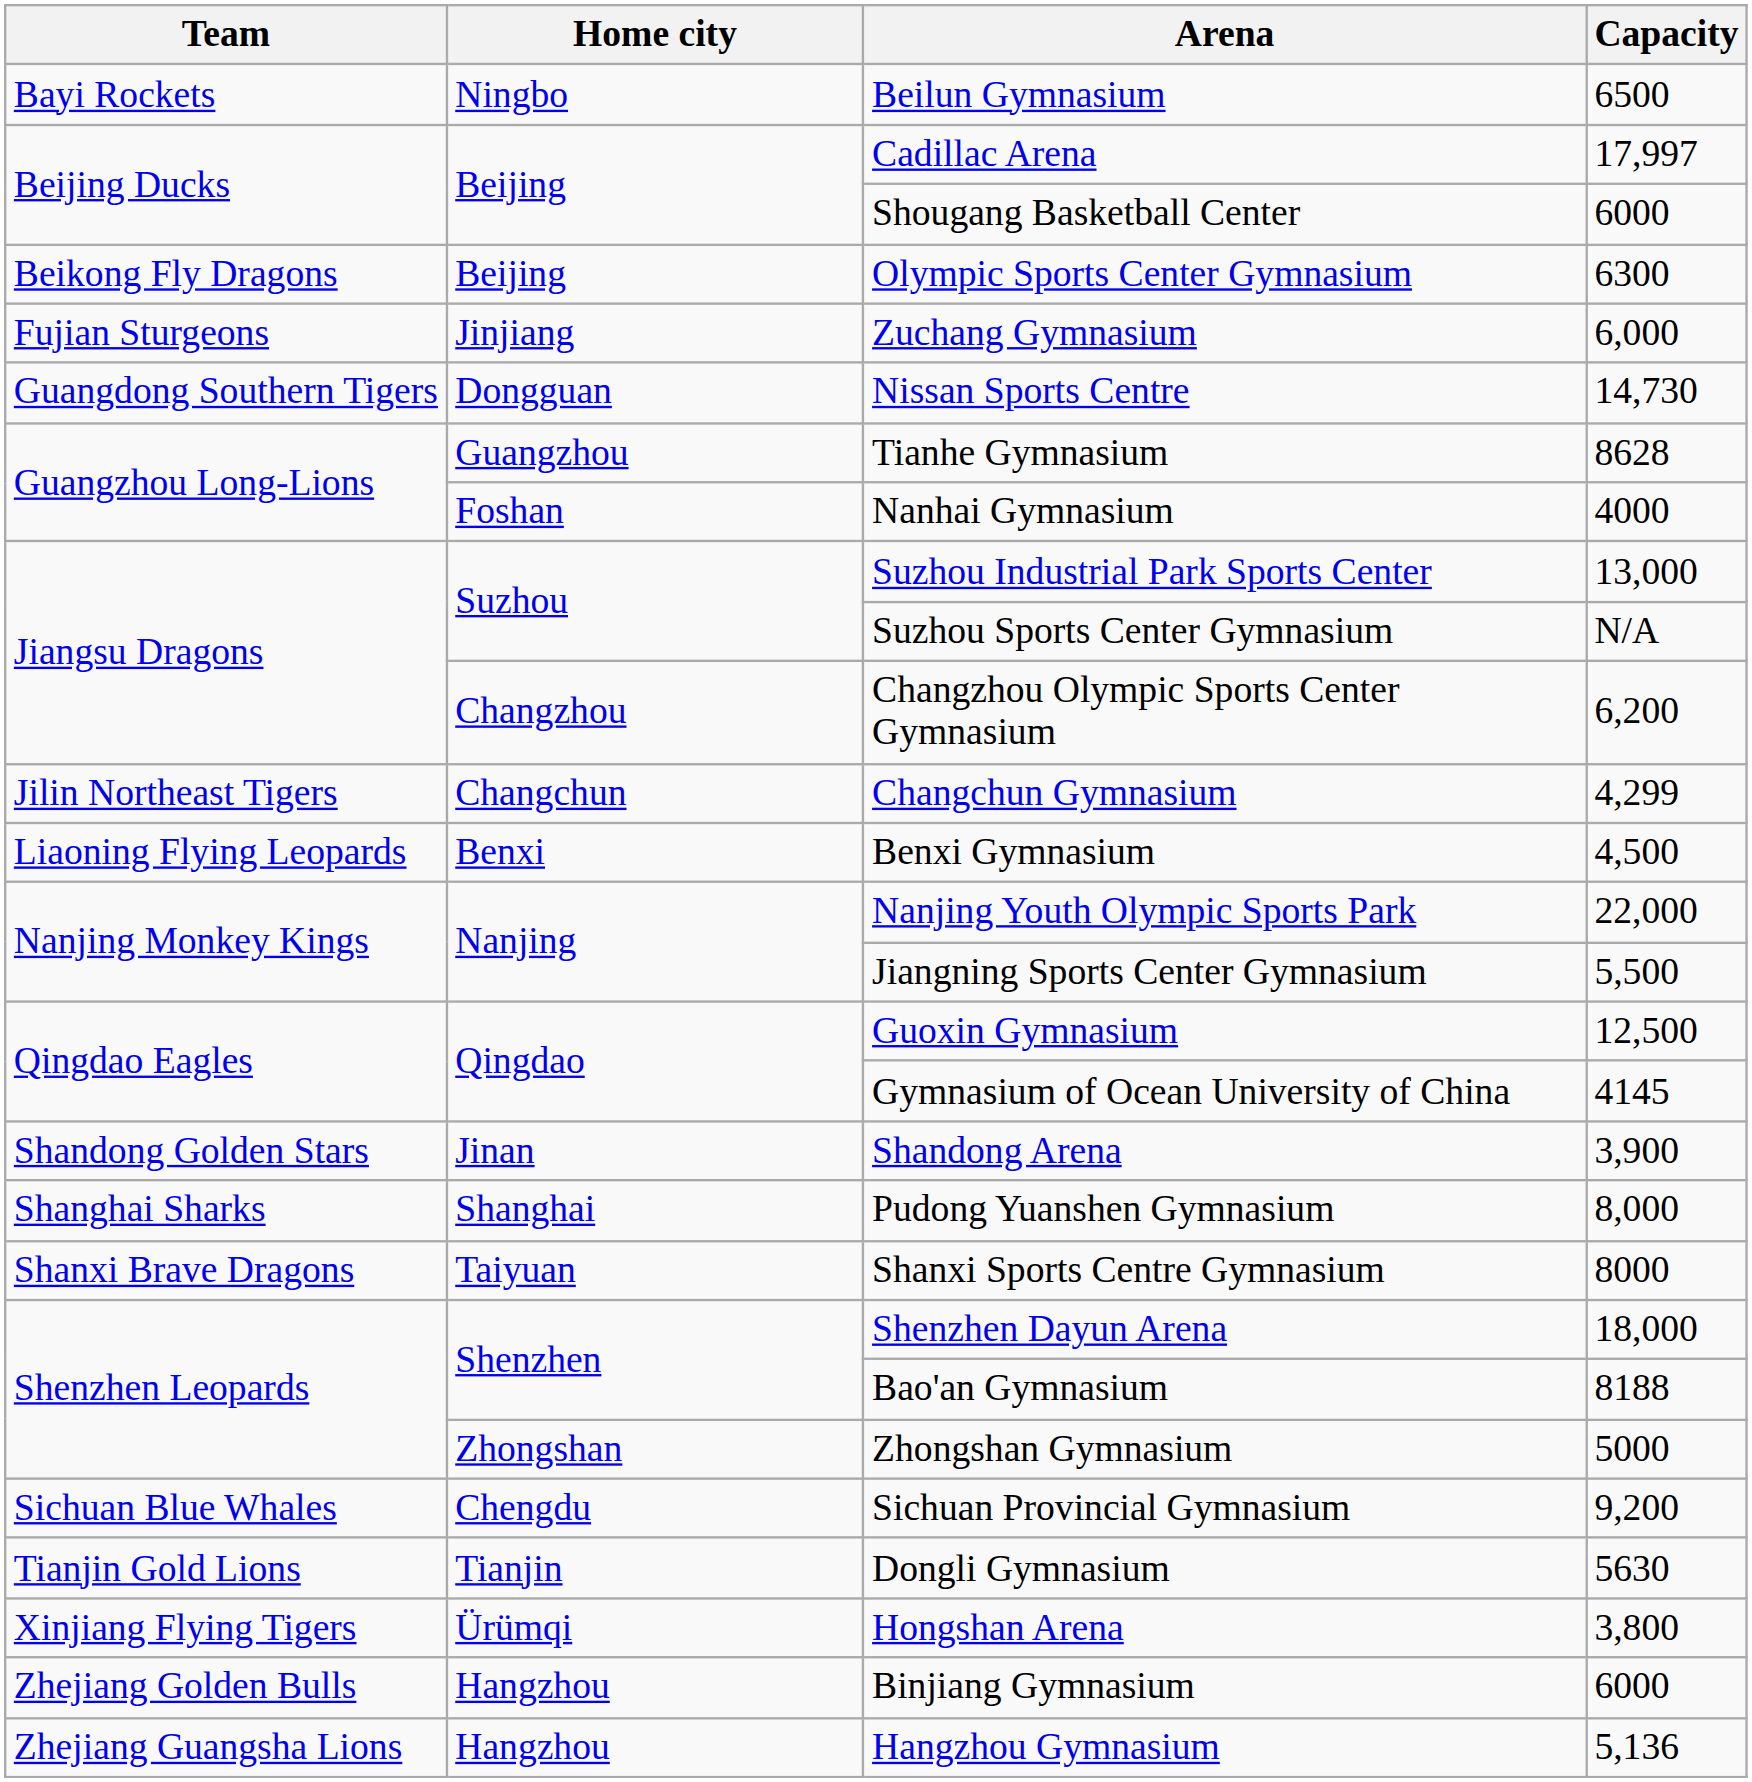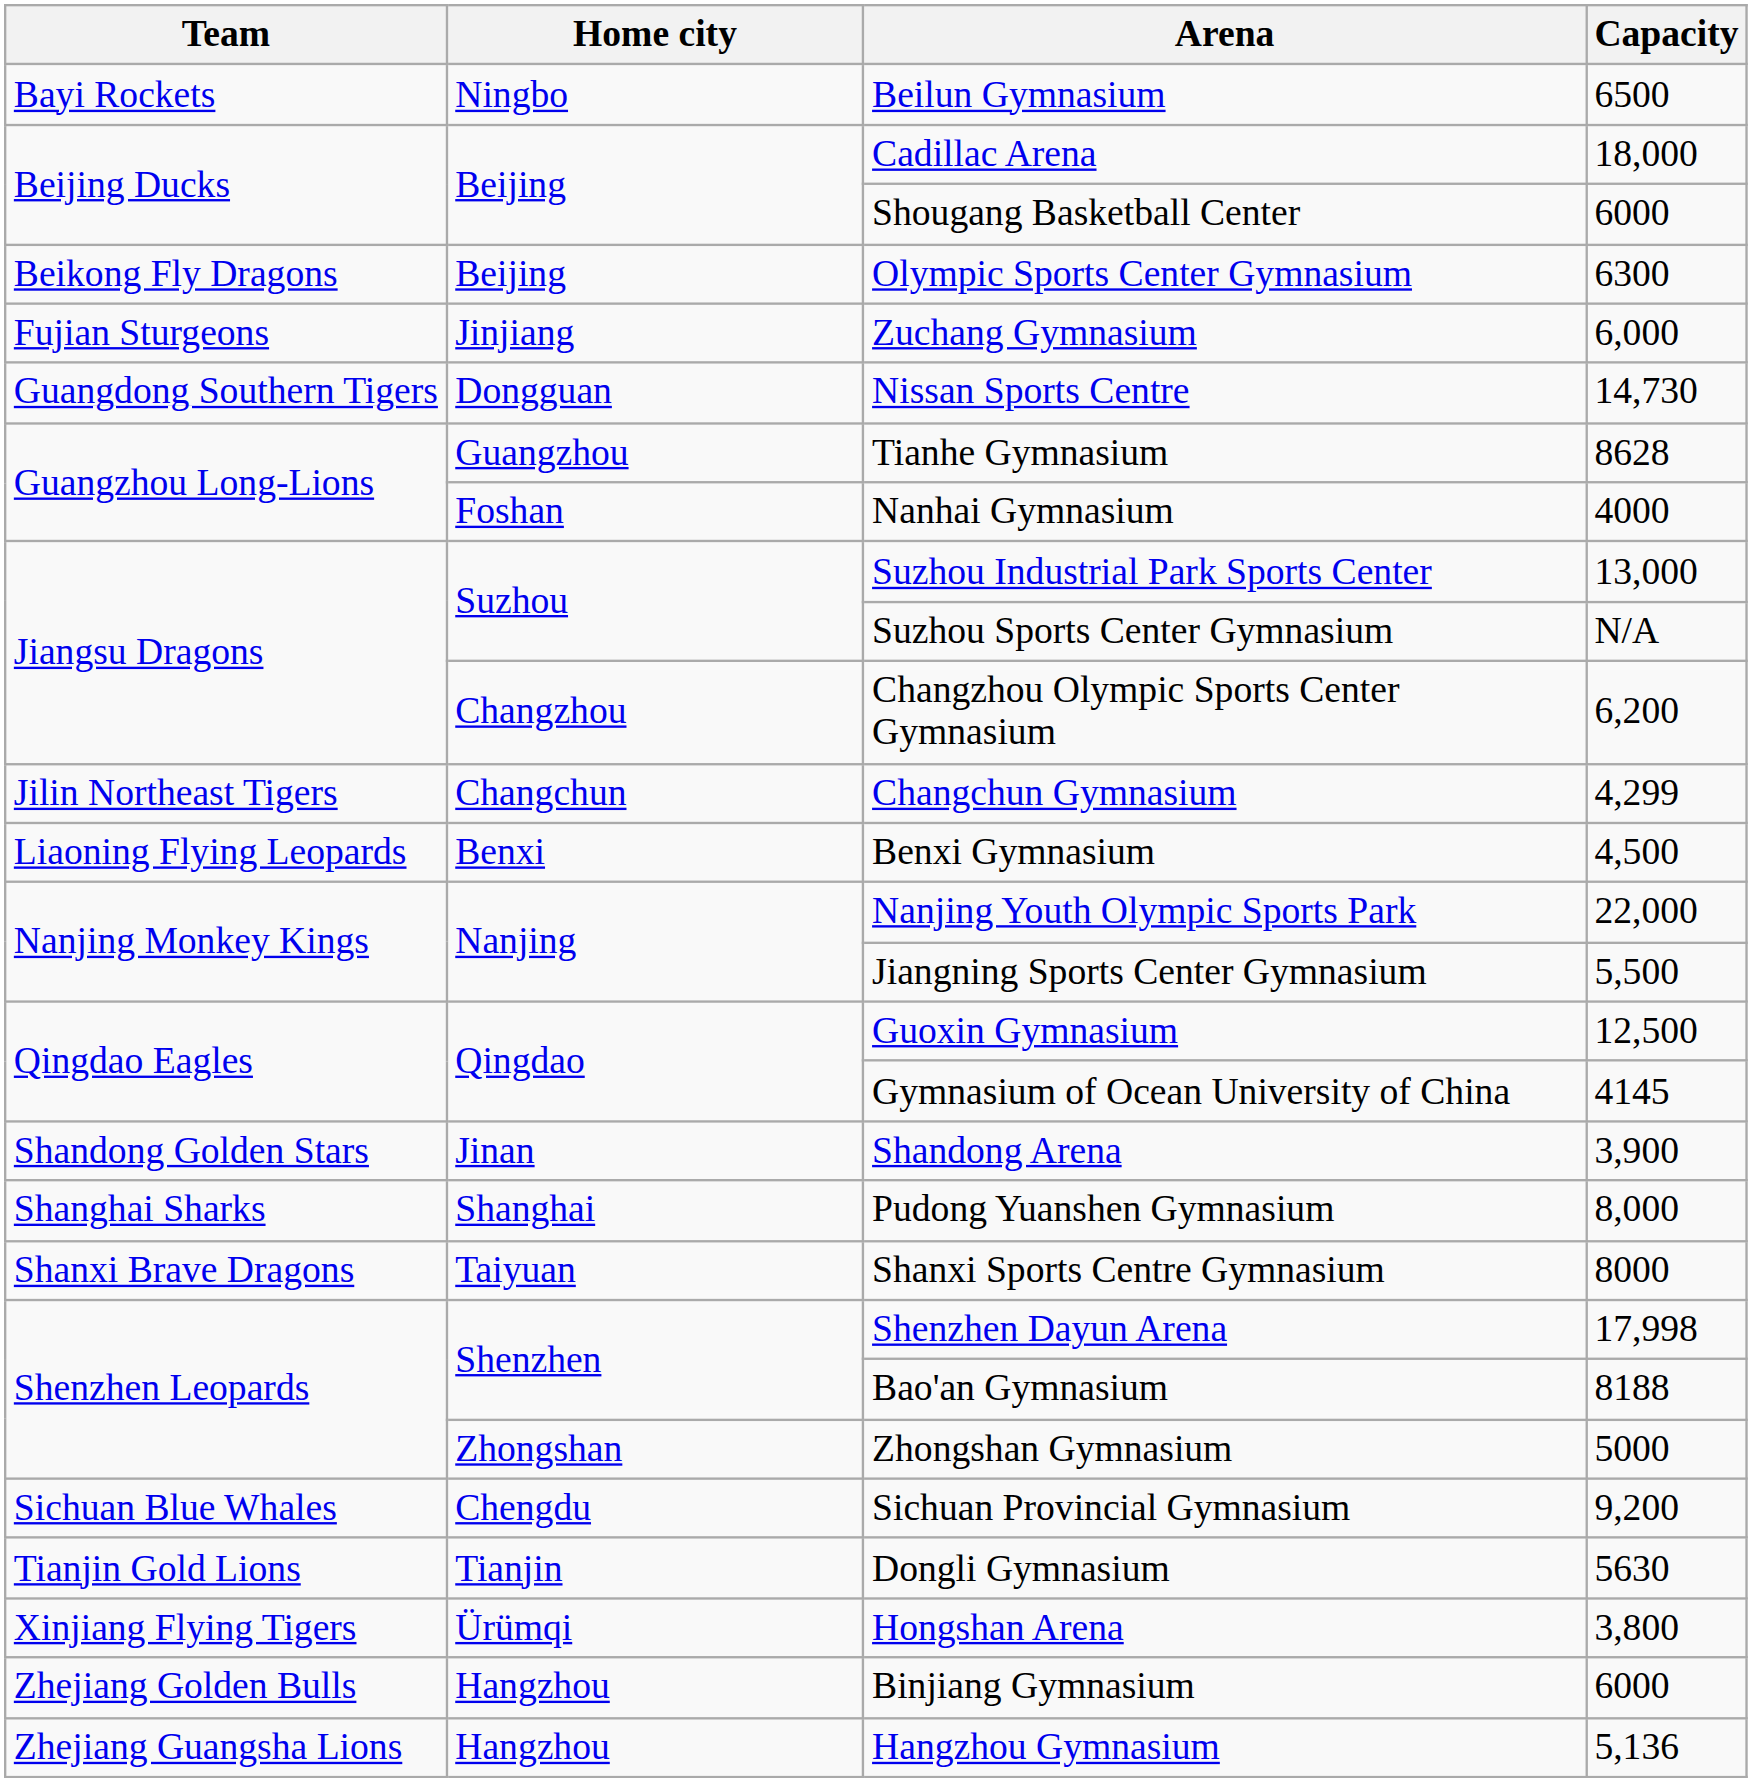(1646, 153) 17,997 -> (1646, 153) 18,000
(1646, 1328) 18,000 -> (1646, 1328) 17,998
